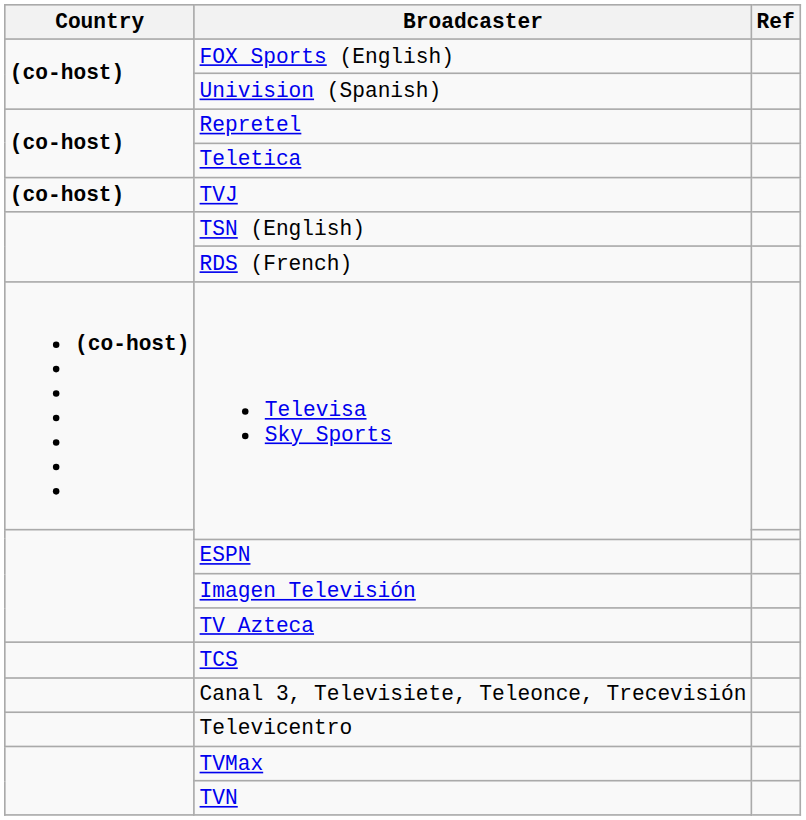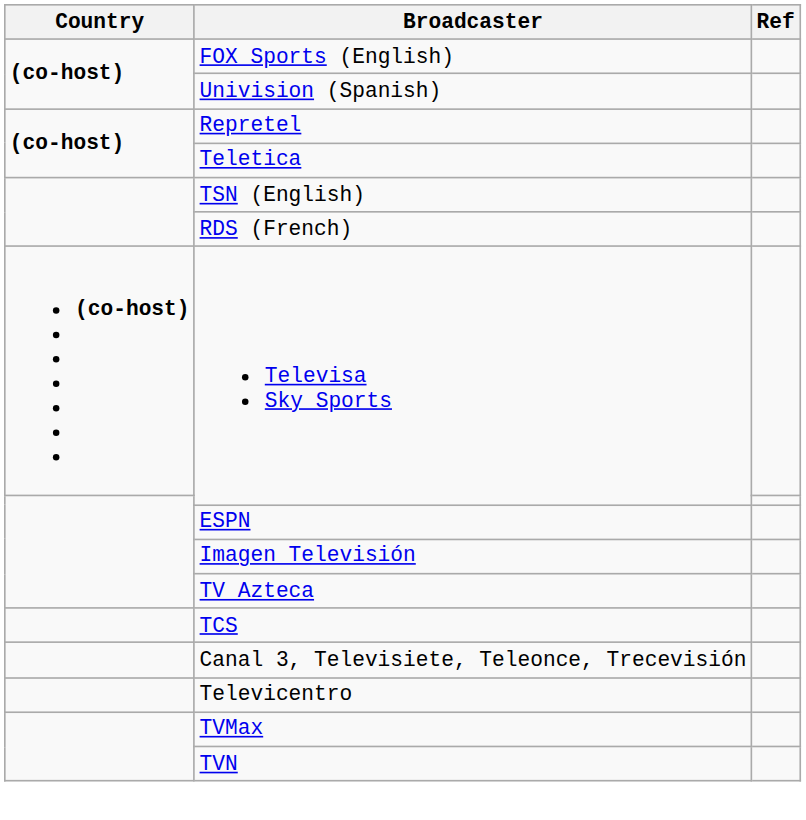- row: (67, 195)
